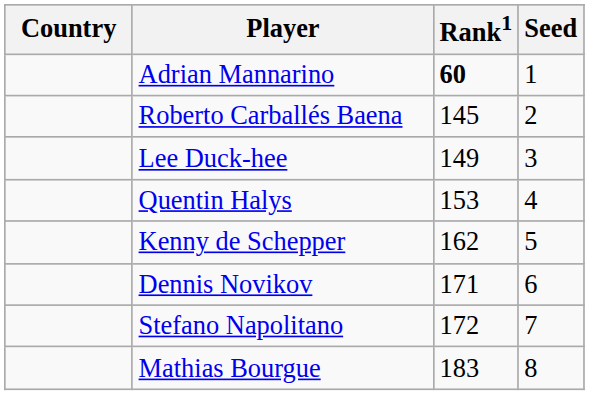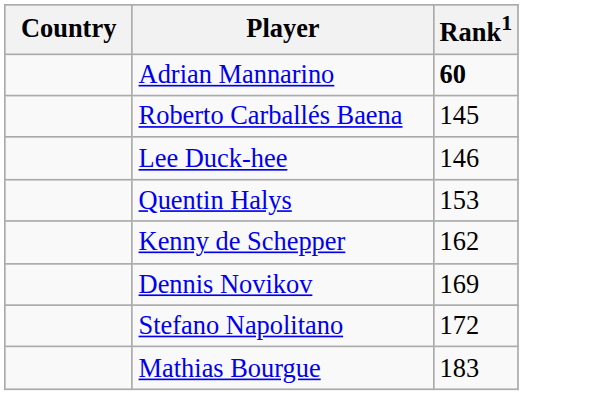- column: (551, 28)
(459, 158) 149 -> (459, 158) 146
(459, 283) 171 -> (459, 283) 169
